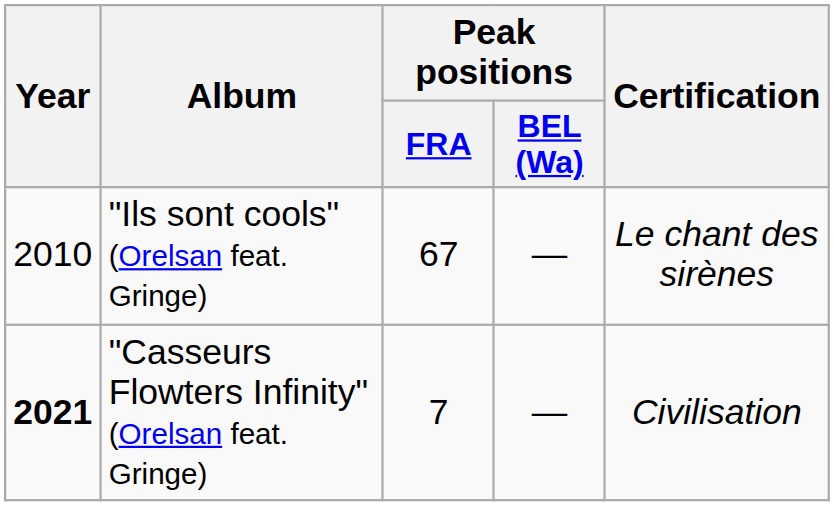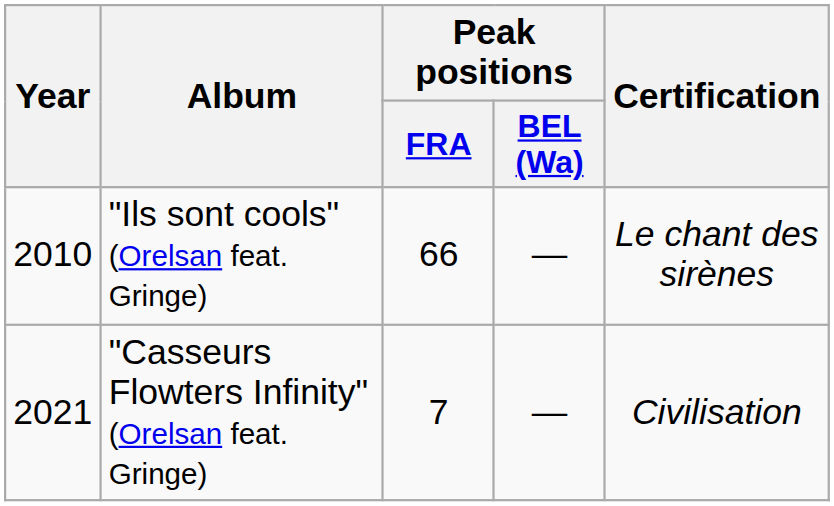(439, 254) 67 -> (439, 254) 66
(53, 411) bold -> (53, 411) normal
